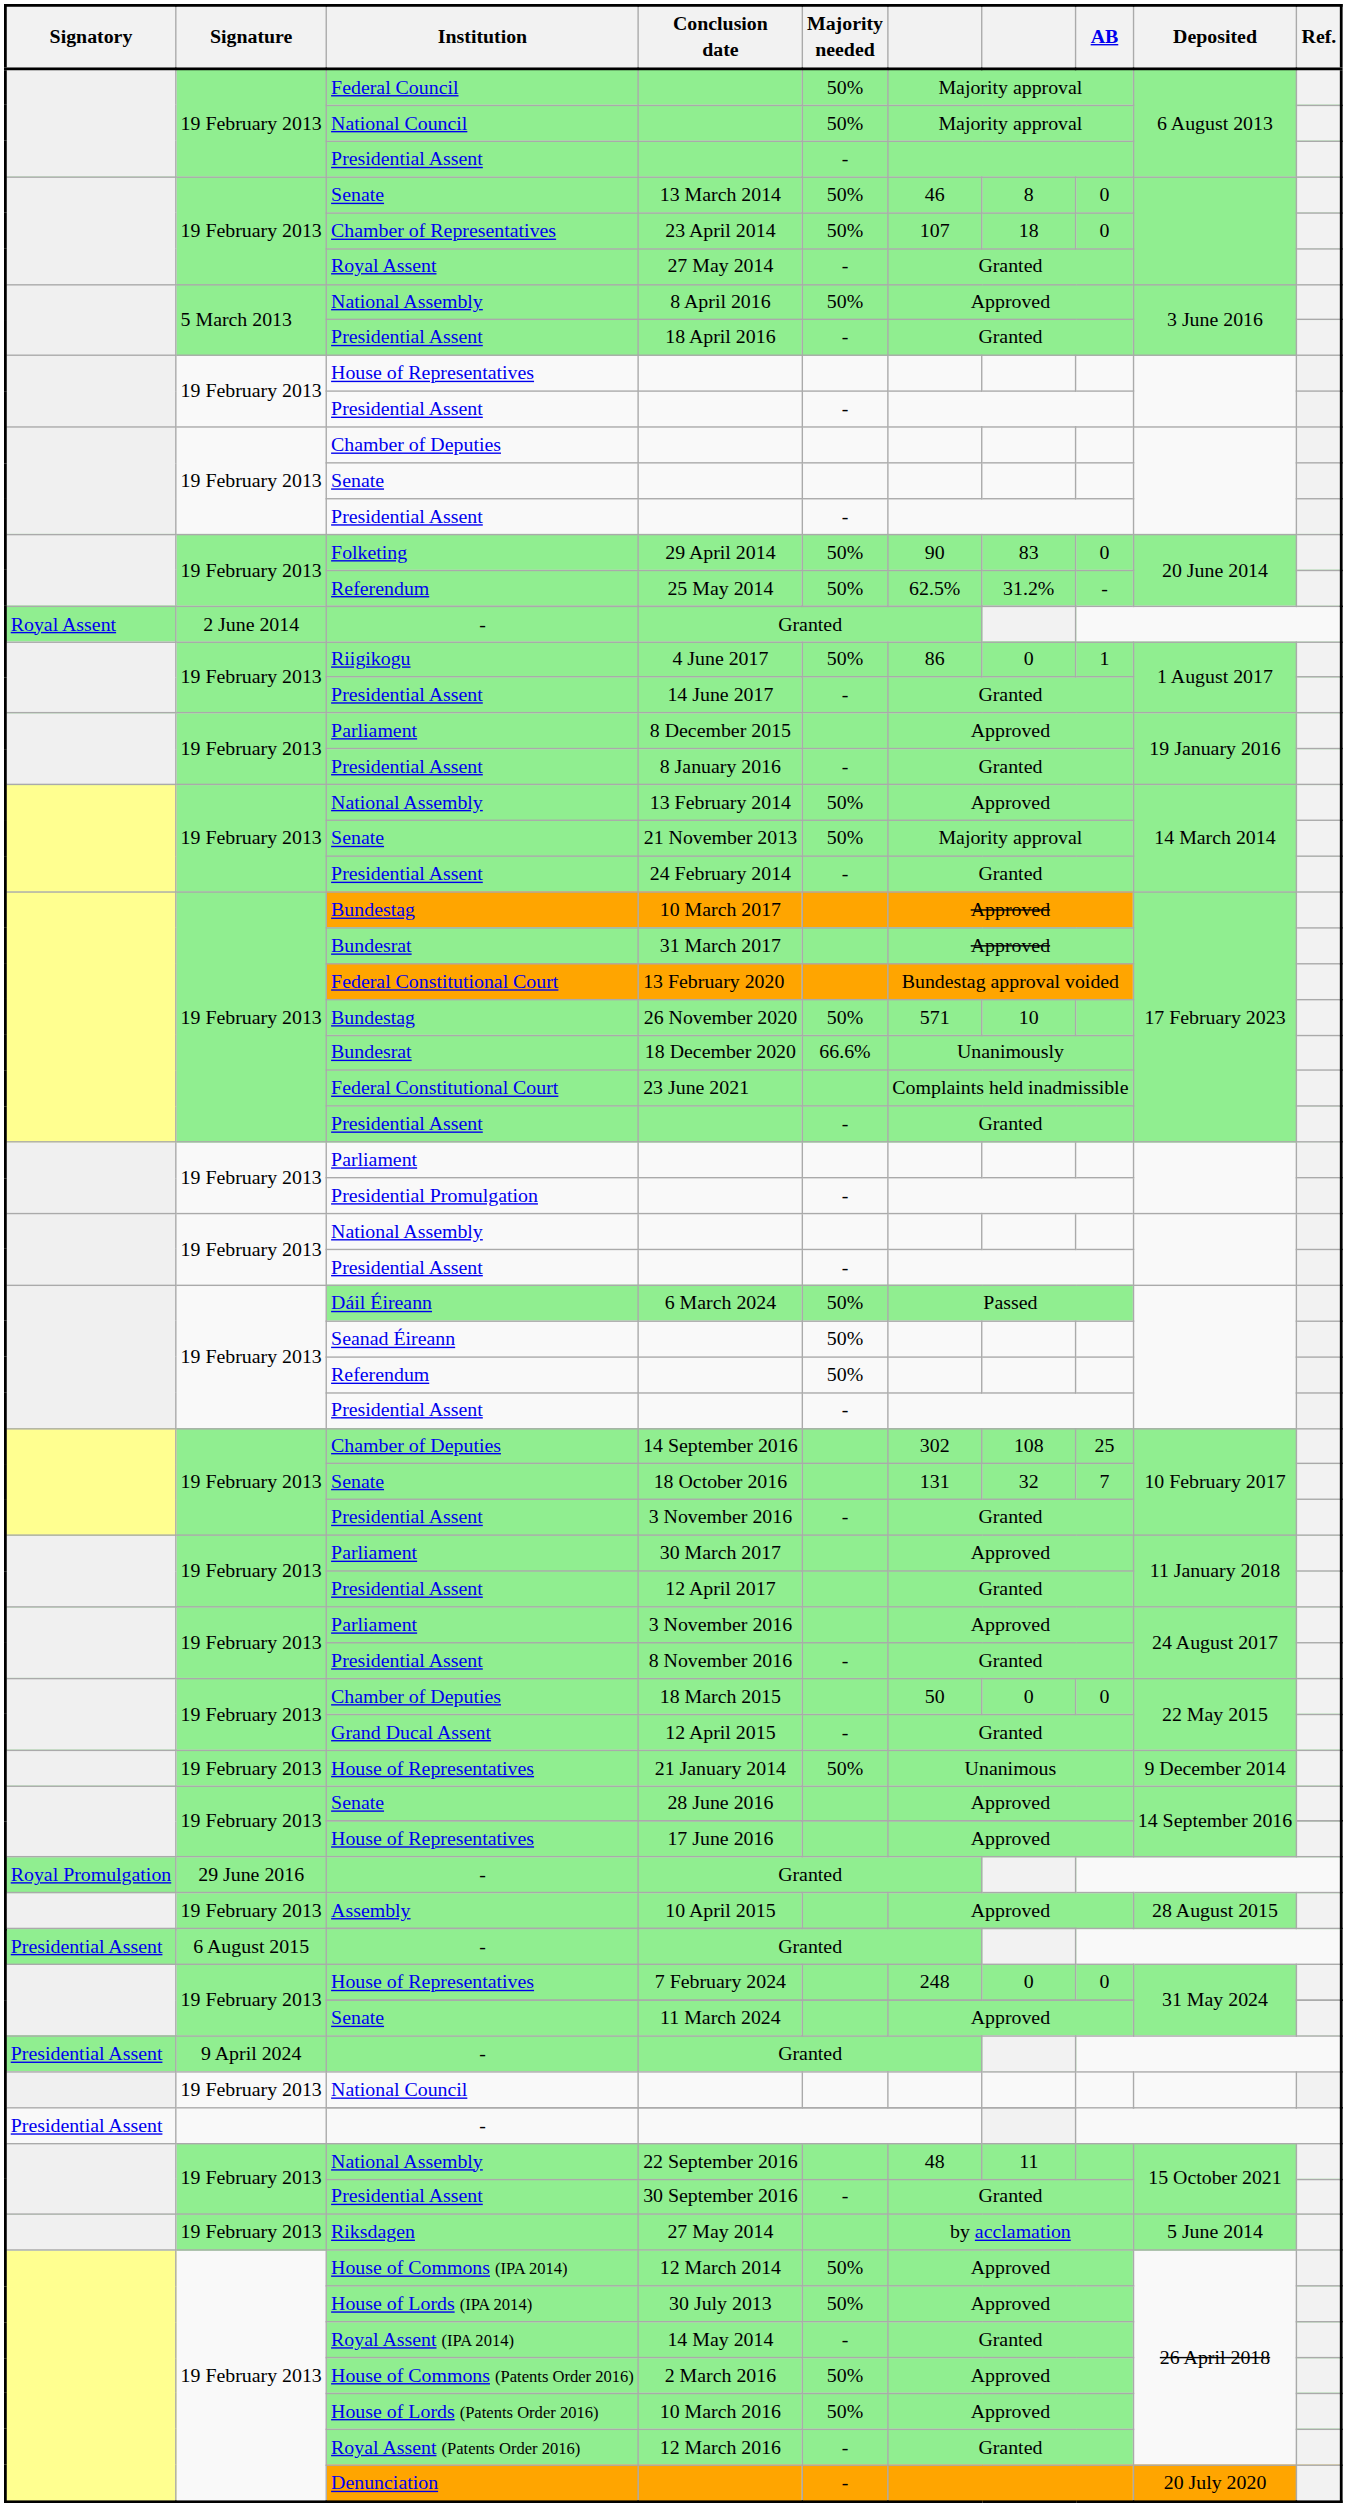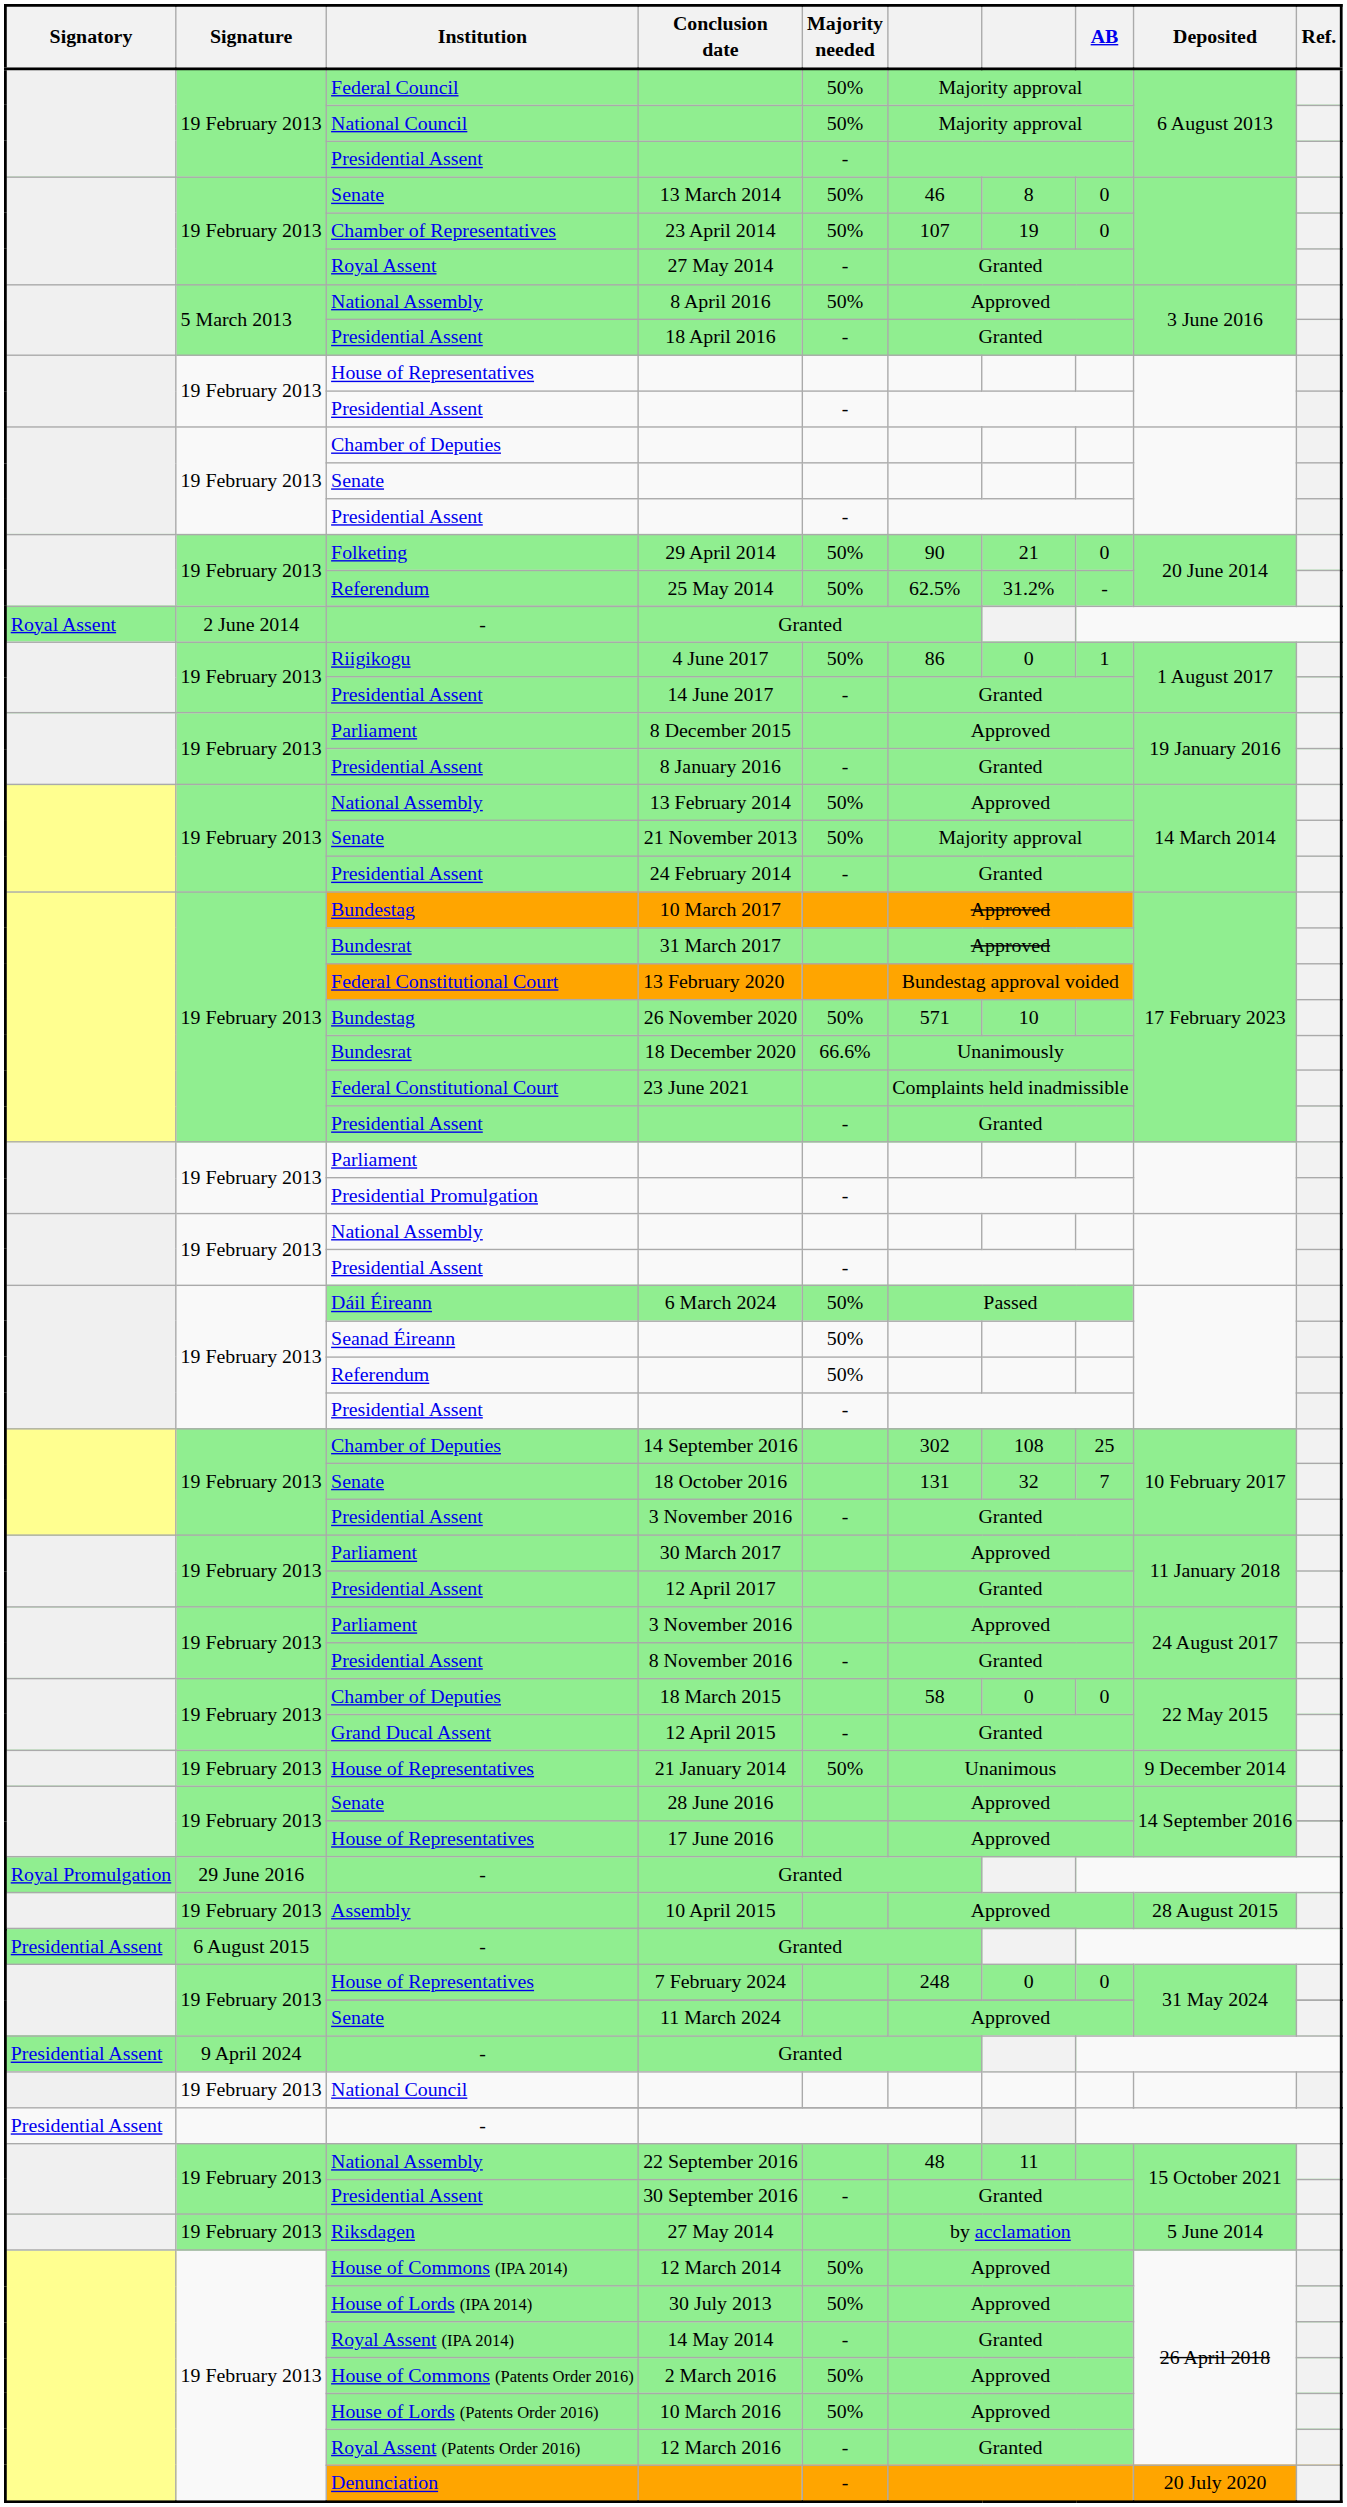(1029, 230) 18 -> (1029, 230) 19
(1029, 552) 83 -> (1029, 552) 21
(935, 1696) 50 -> (935, 1696) 58
